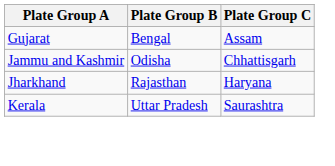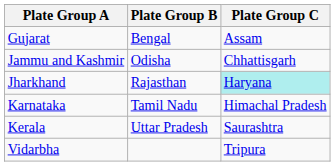(248, 82) no background -> (248, 82) paleturquoise background
+ row: (37, 104)
+ row: (33, 149)
